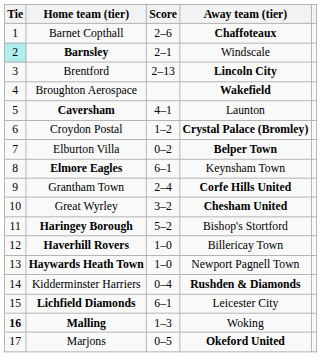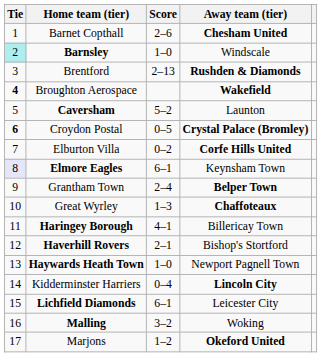(245, 33) Chaffoteaux -> (245, 33) Chesham United
(163, 52) 2–1 -> (163, 52) 1–0
(245, 71) Lincoln City -> (245, 71) Rushden & Diamonds
(15, 90) normal -> (15, 90) bold
(163, 110) 4–1 -> (163, 110) 5–2
(15, 129) normal -> (15, 129) bold
(163, 129) 1–2 -> (163, 129) 0–5
(245, 148) Belper Town -> (245, 148) Corfe Hills United
(15, 168) no background -> (15, 168) lavender background
(245, 187) Corfe Hills United -> (245, 187) Belper Town
(163, 206) 3–2 -> (163, 206) 1–3
(245, 206) Chesham United -> (245, 206) Chaffoteaux
(163, 226) 5–2 -> (163, 226) 4–1
(245, 226) Bishop's Stortford -> (245, 226) Billericay Town
(163, 245) 1–0 -> (163, 245) 2–1
(245, 245) Billericay Town -> (245, 245) Bishop's Stortford
(245, 283) Rushden & Diamonds -> (245, 283) Lincoln City
(15, 322) bold -> (15, 322) normal
(163, 322) 1–3 -> (163, 322) 3–2
(163, 341) 0–5 -> (163, 341) 1–2
